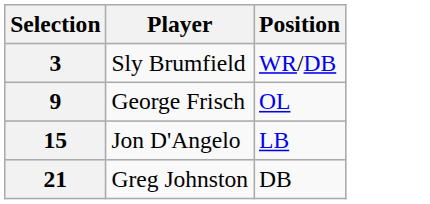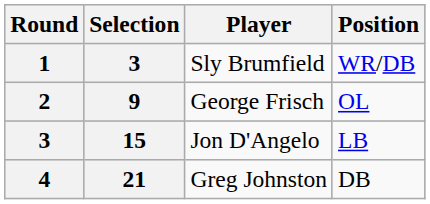+ column: (44, 24)
